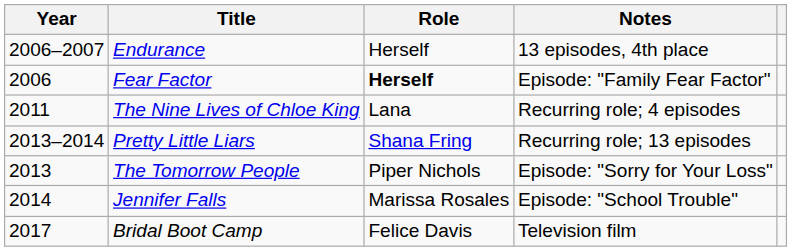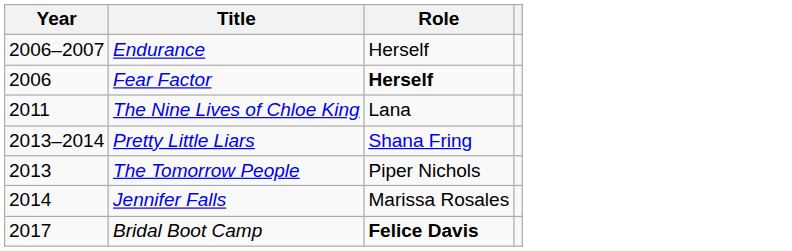- column: (645, 19)
(420, 230) normal -> (423, 230) bold
